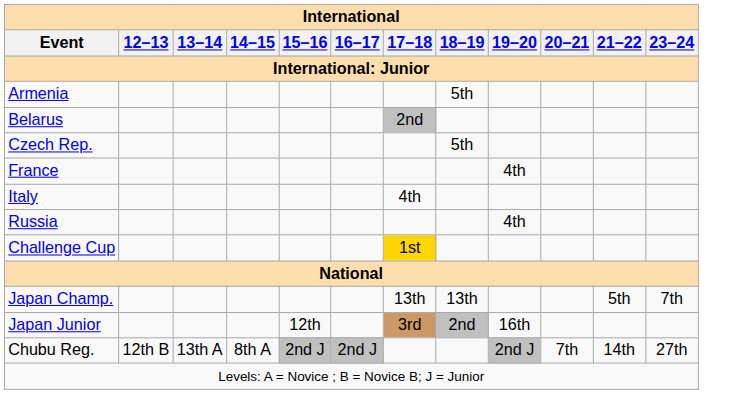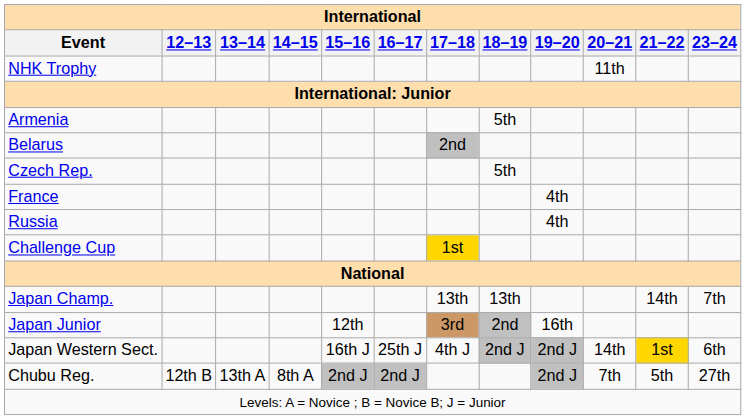+ row: (52, 68)
- row: (23, 196)
(619, 299) 5th -> (662, 299) 14th
+ row: (83, 350)
(619, 350) 14th -> (662, 376) 5th
